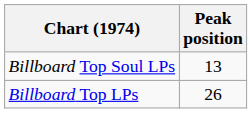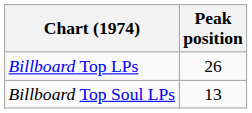rows swapped: (74, 94) <-> (92, 66)
